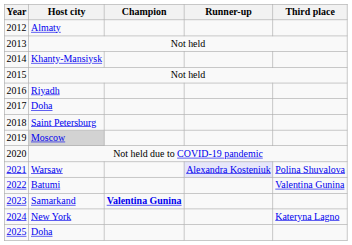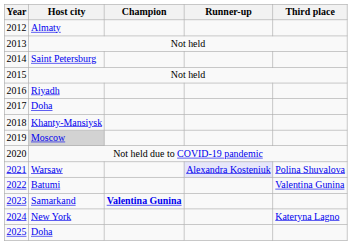(67, 59) Khanty-Mansiysk -> (64, 59) Saint Petersburg
(64, 122) Saint Petersburg -> (67, 122) Khanty-Mansiysk
